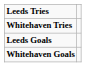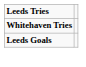- row: (41, 54)
